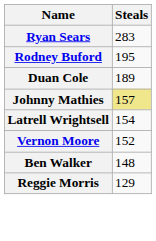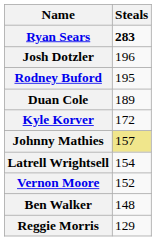(125, 36) normal -> (125, 36) bold
+ row: (58, 57)
+ row: (58, 120)
